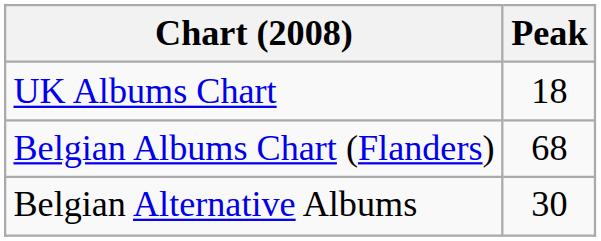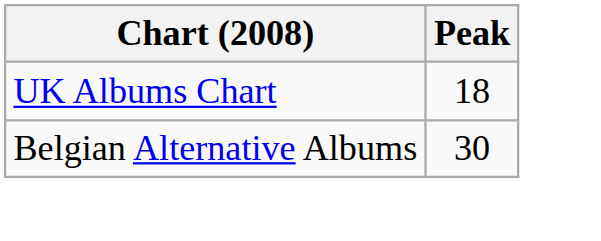- row: (254, 147)
